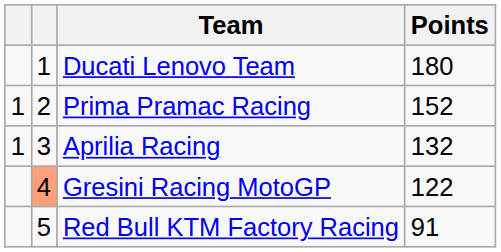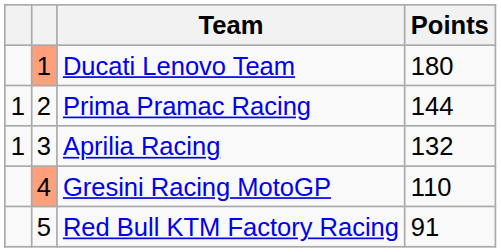(44, 66) no background -> (44, 66) lightsalmon background
(432, 106) 152 -> (432, 106) 144
(432, 187) 122 -> (431, 187) 110
